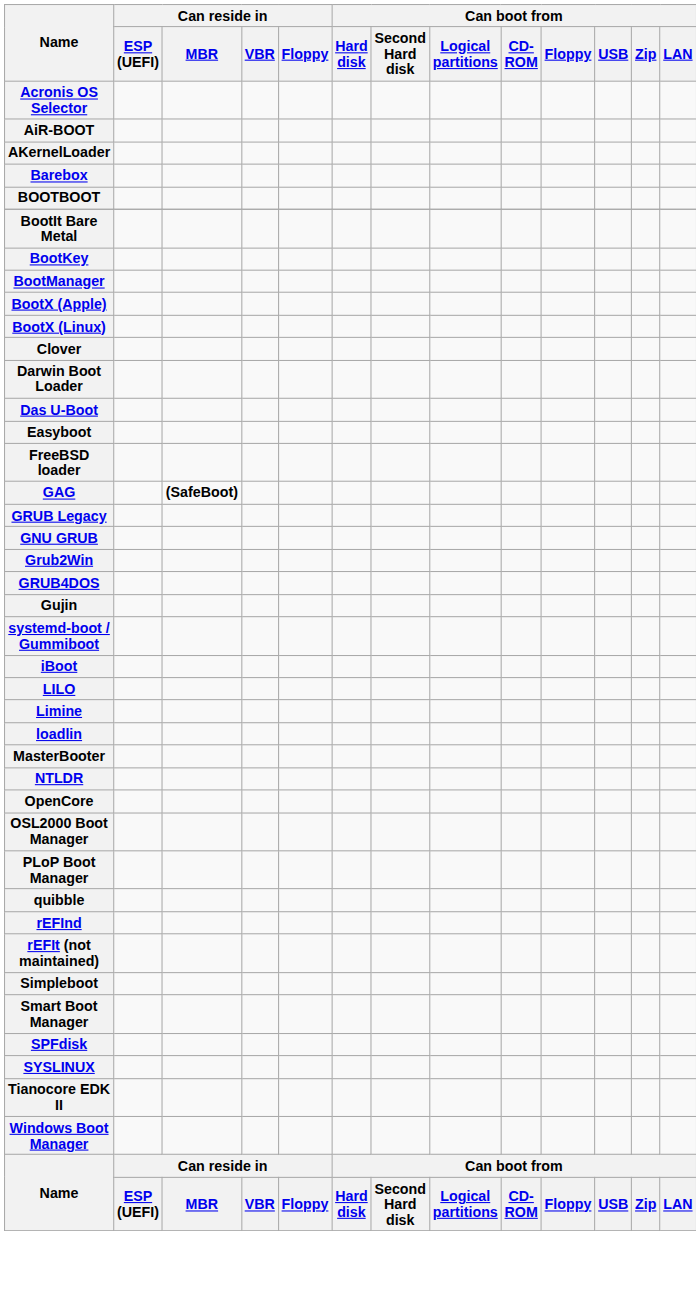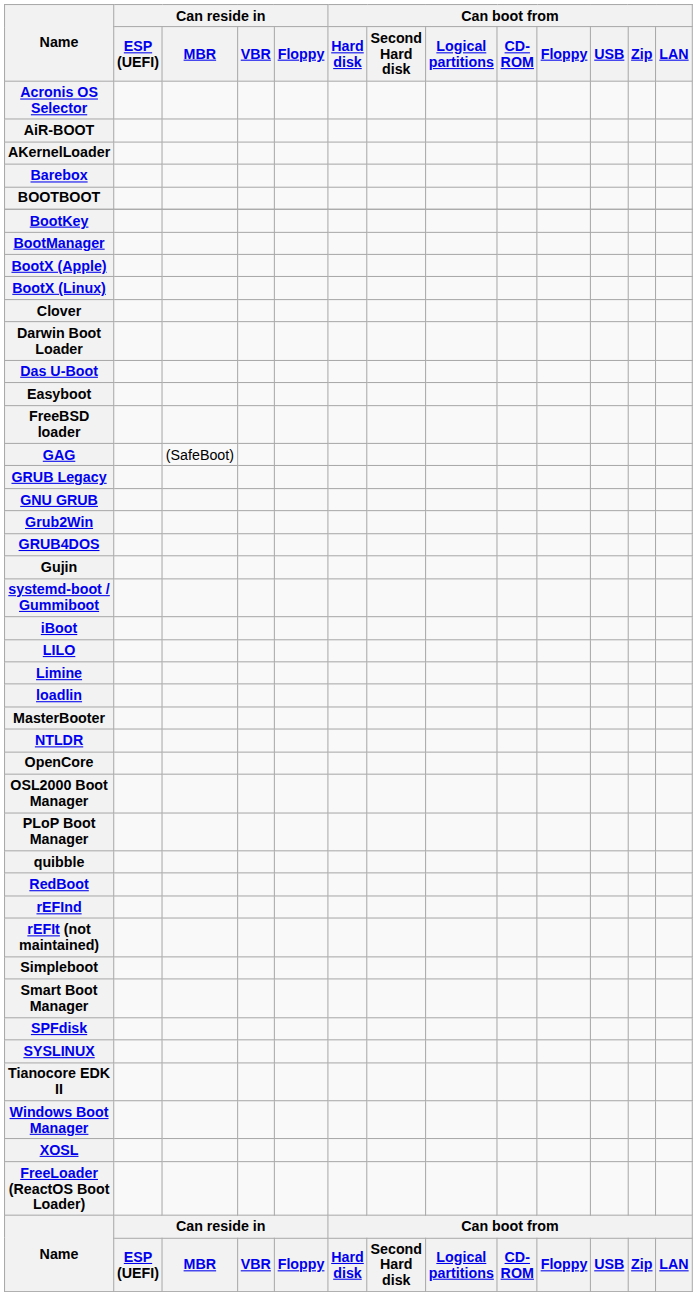- row: (59, 228)
(202, 493) bold -> (200, 454) normal
+ row: (59, 884)
+ row: (59, 1150)
+ row: (59, 1188)
